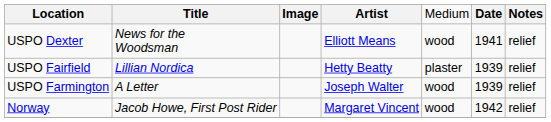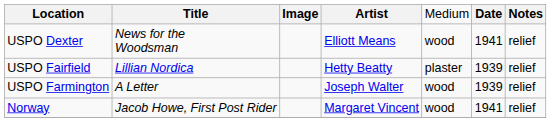(489, 107) 1942 -> (489, 107) 1941
